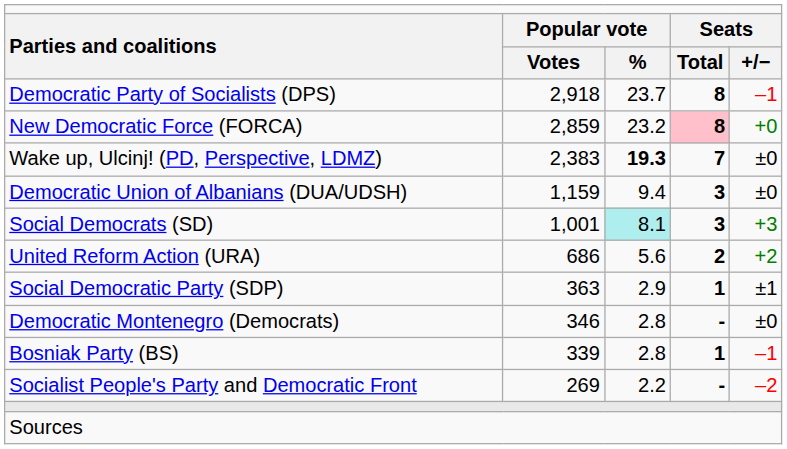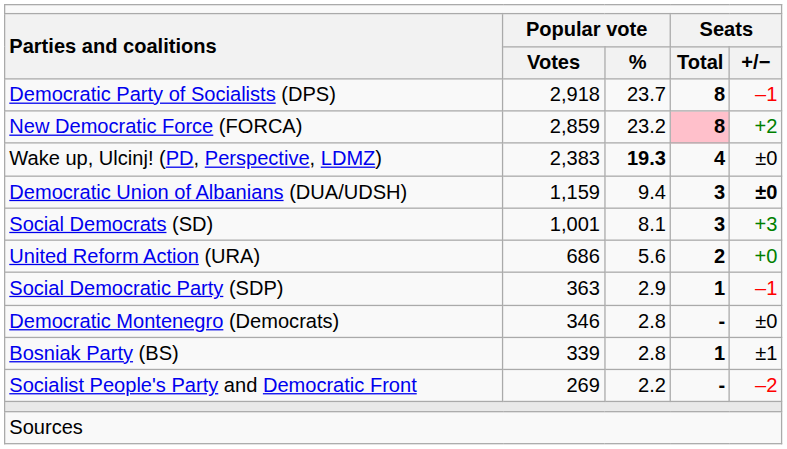(766, 126) +0 -> (766, 126) +2
(720, 158) 7 -> (720, 158) 4
(766, 191) normal -> (766, 191) bold
(652, 223) paleturquoise background -> (652, 223) no background
(766, 255) +2 -> (766, 255) +0
(766, 288) ±1 -> (766, 288) –1
(766, 352) –1 -> (766, 352) ±1
